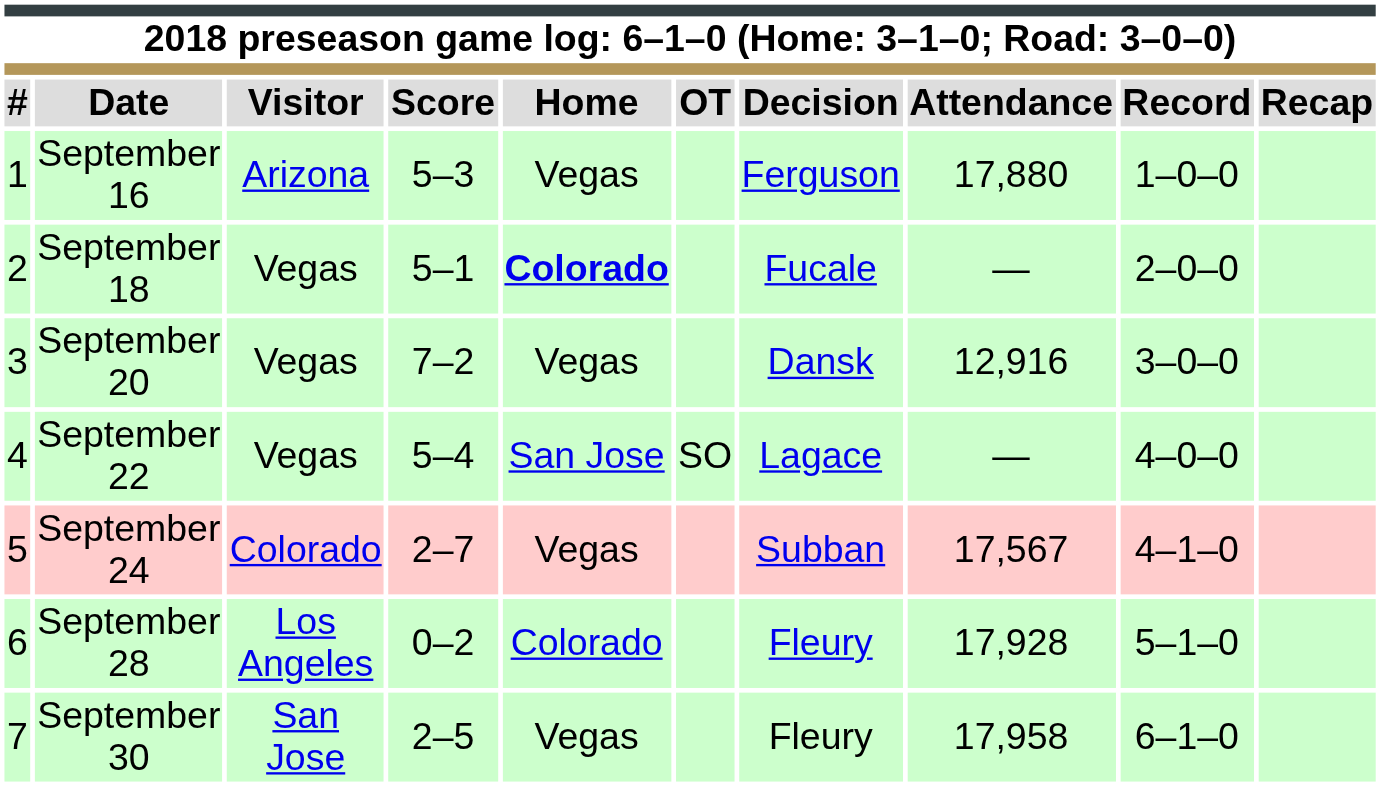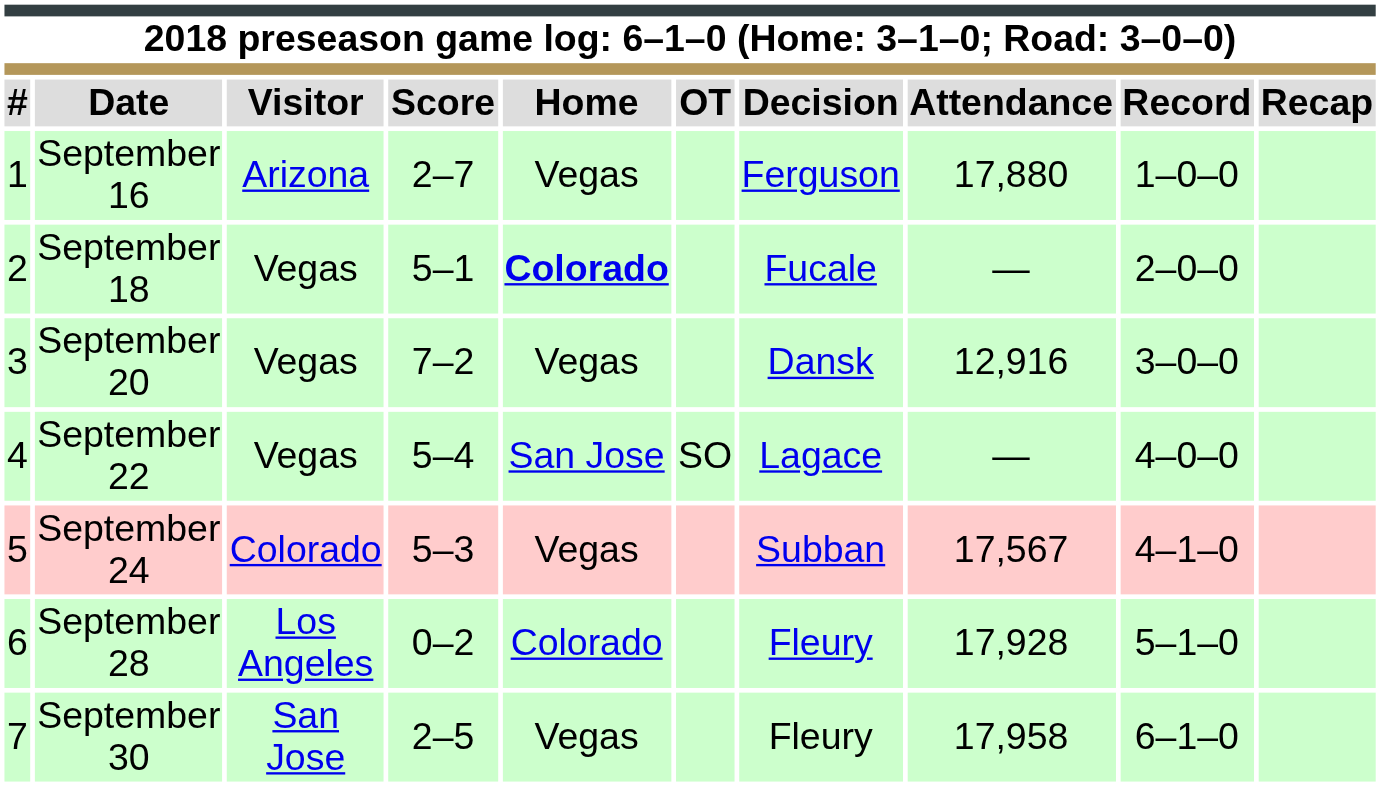(443, 174) 5–3 -> (443, 174) 2–7
(443, 549) 2–7 -> (443, 549) 5–3
